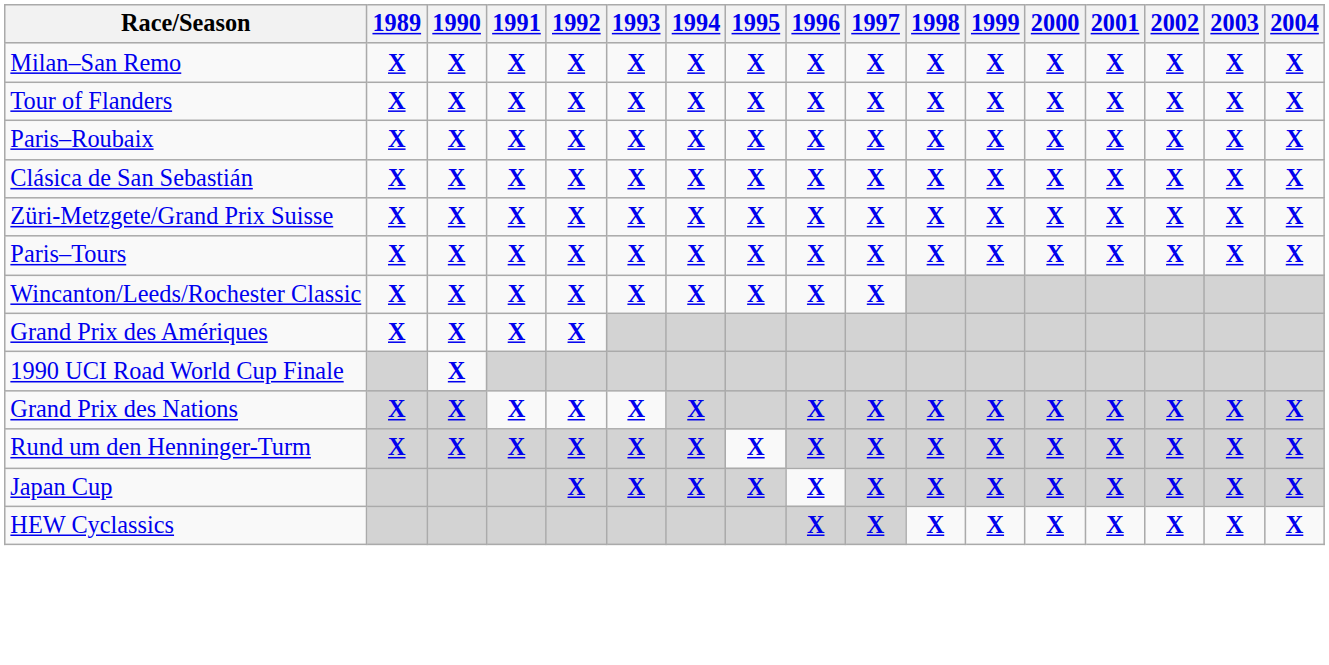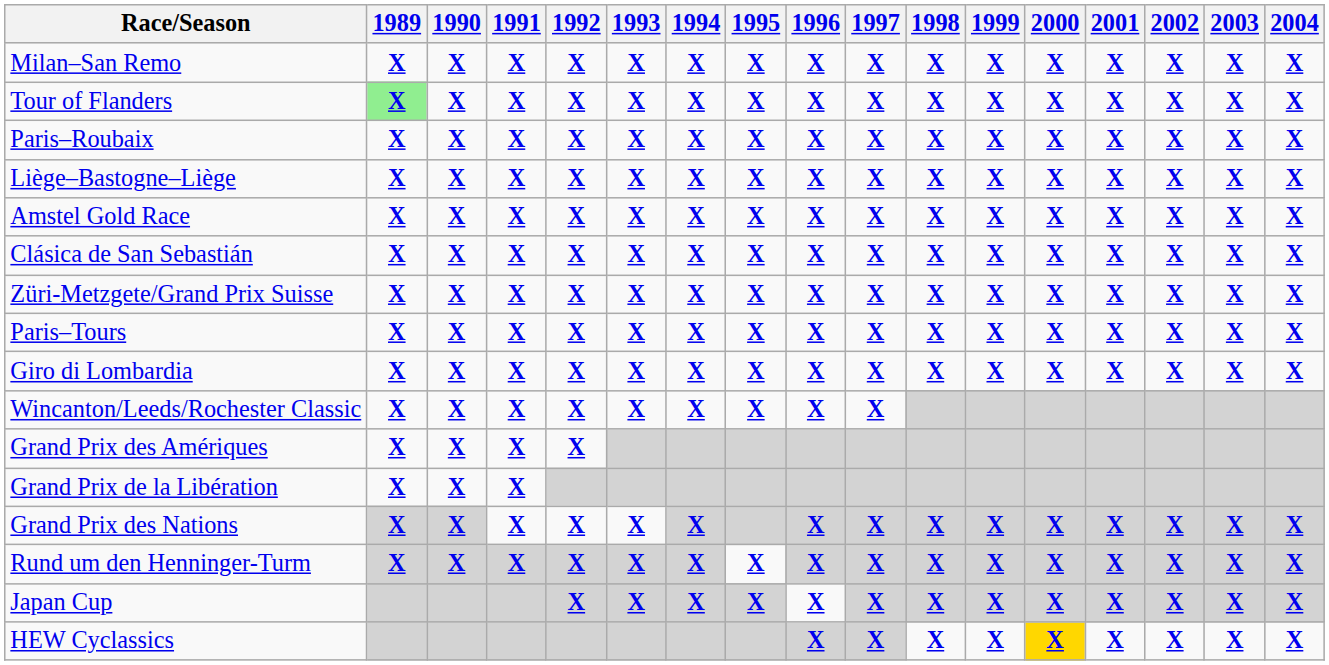(397, 100) no background -> (397, 100) lightgreen background
+ row: (123, 178)
+ row: (100, 216)
+ row: (102, 370)
+ row: (144, 486)
- row: (177, 370)
(1055, 525) no background -> (1055, 640) gold background
